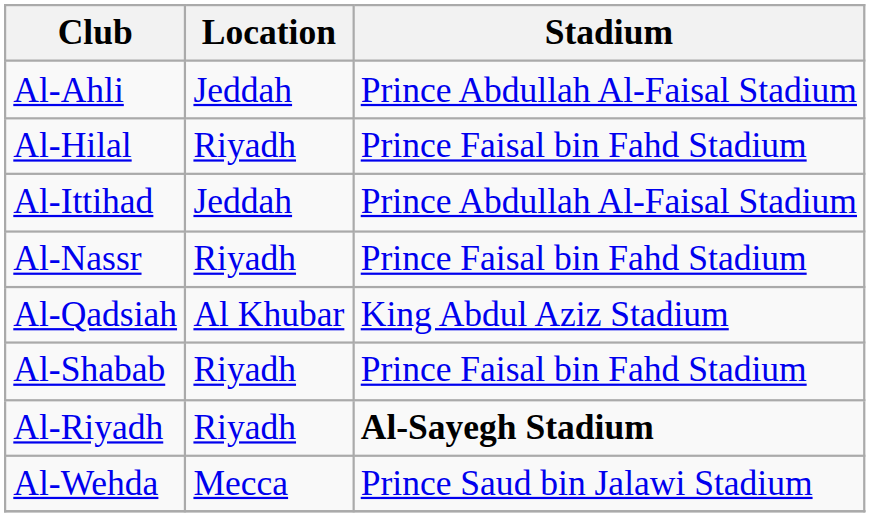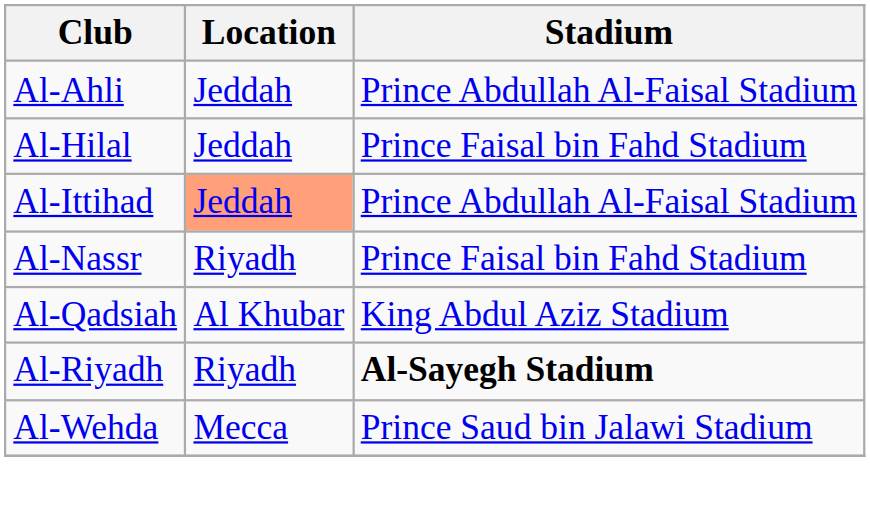(245, 145) Riyadh -> (243, 145) Jeddah
(243, 201) no background -> (243, 201) lightsalmon background
- row: (89, 370)
